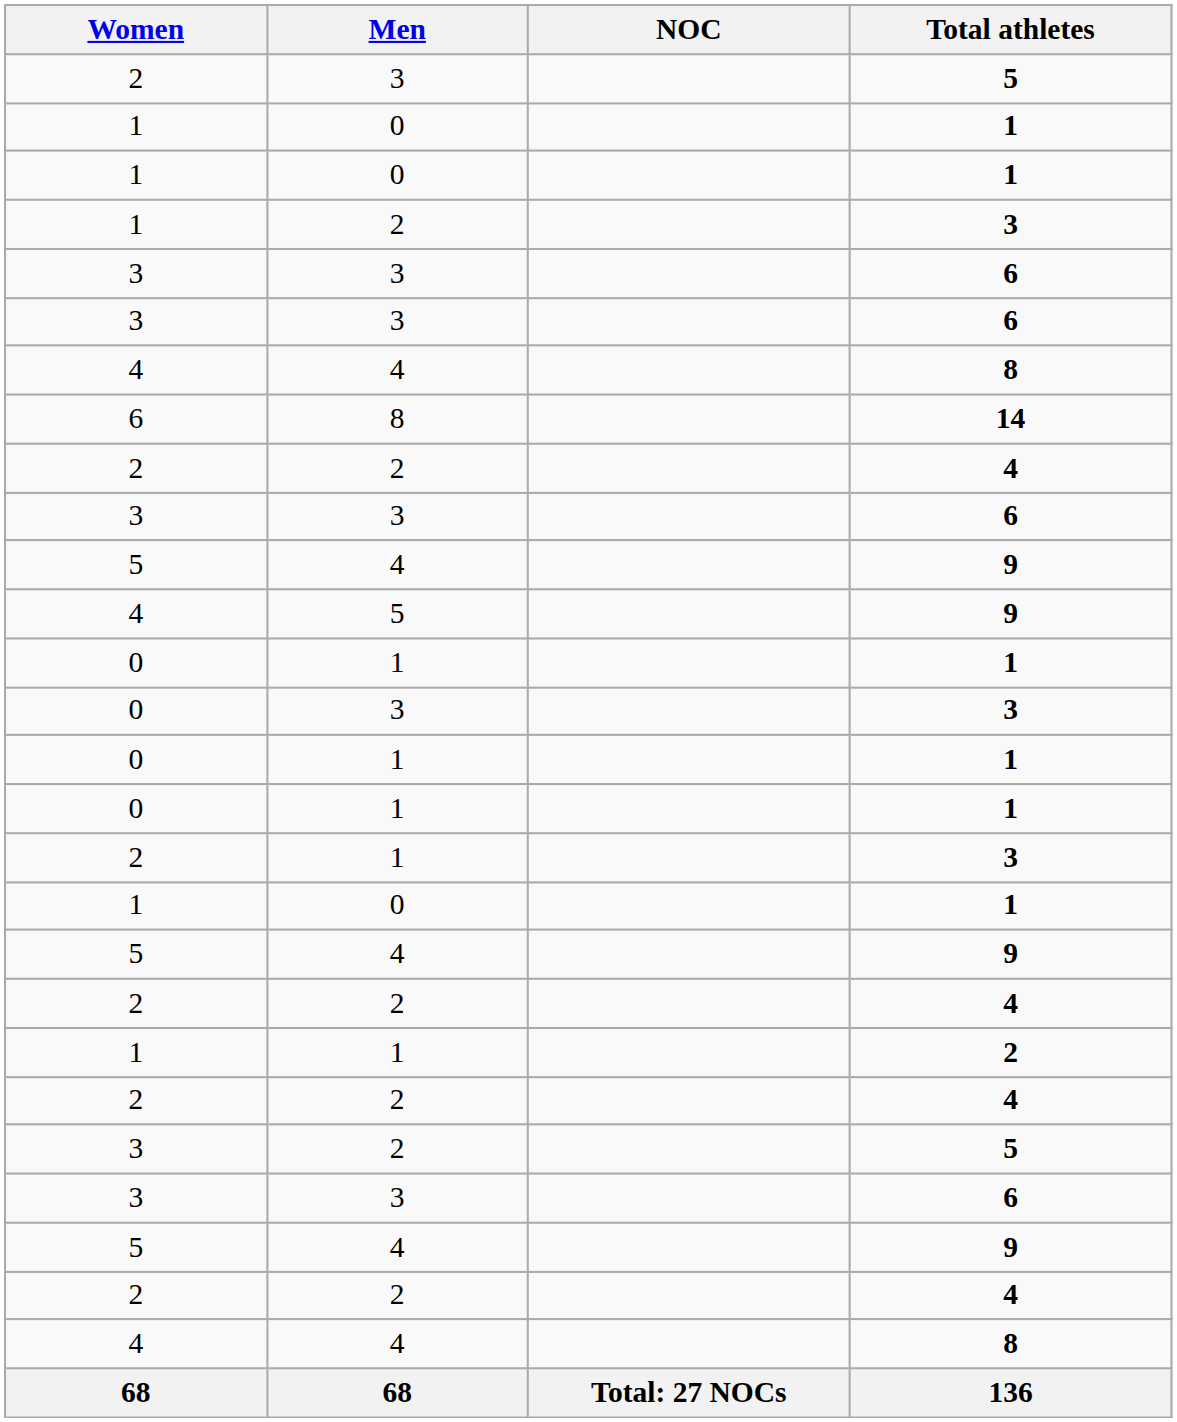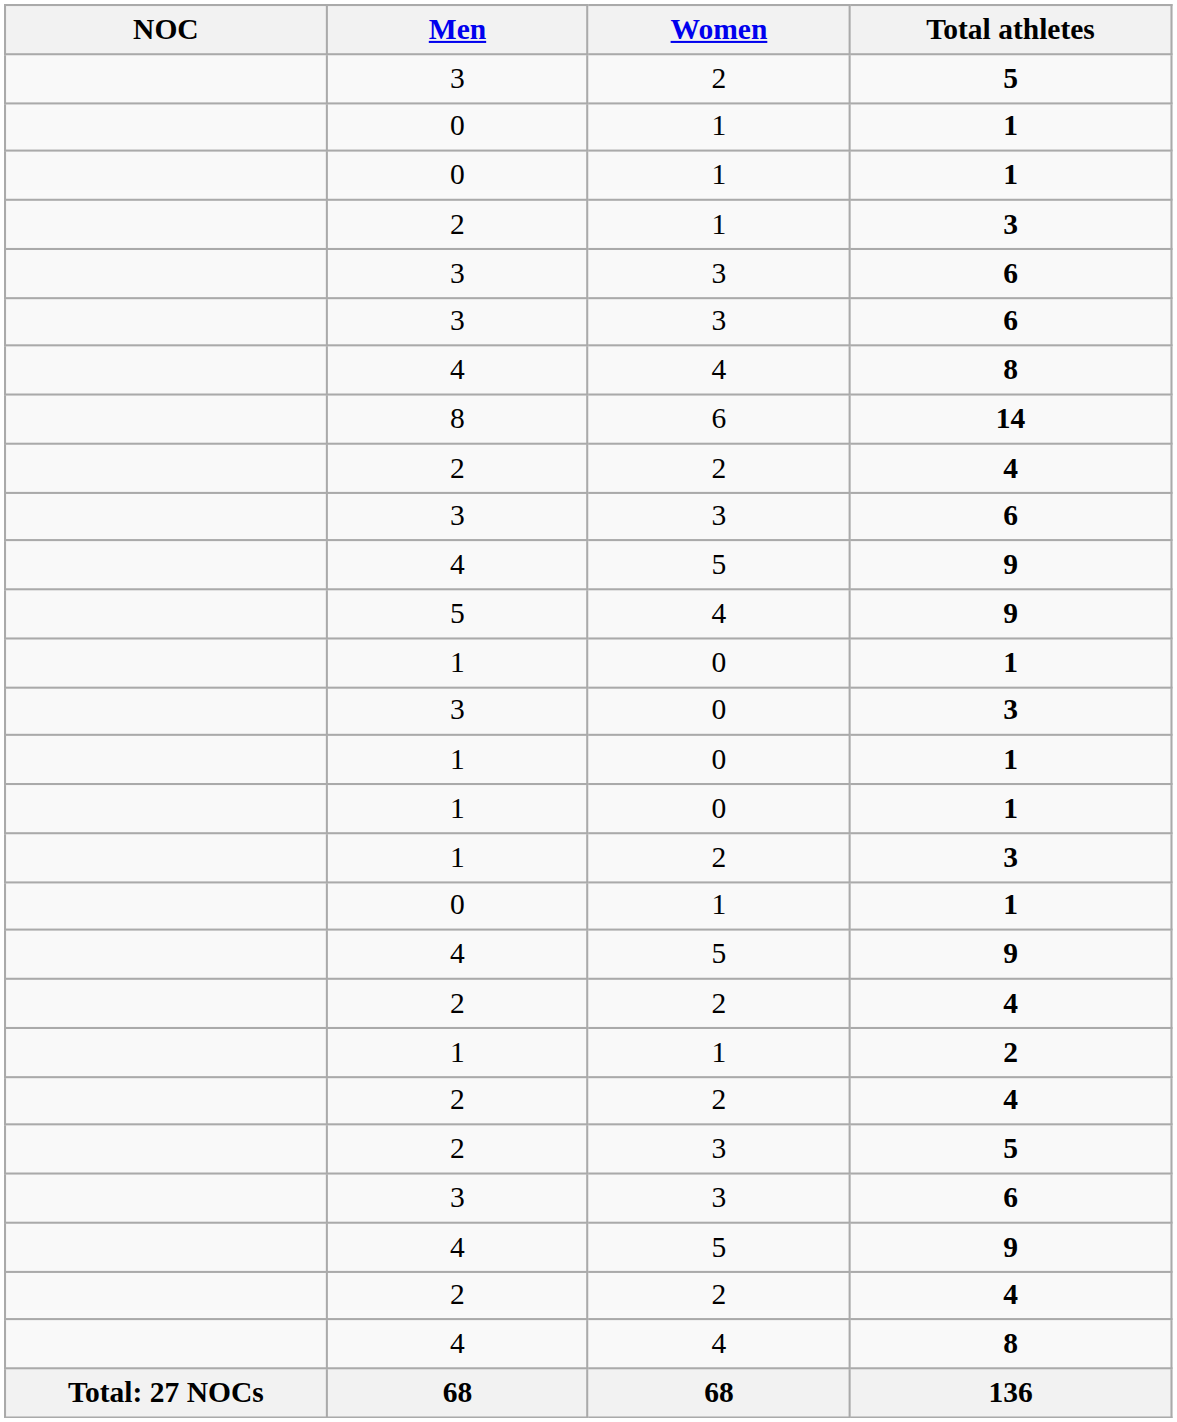columns swapped: (689, 29) <-> (136, 29)
